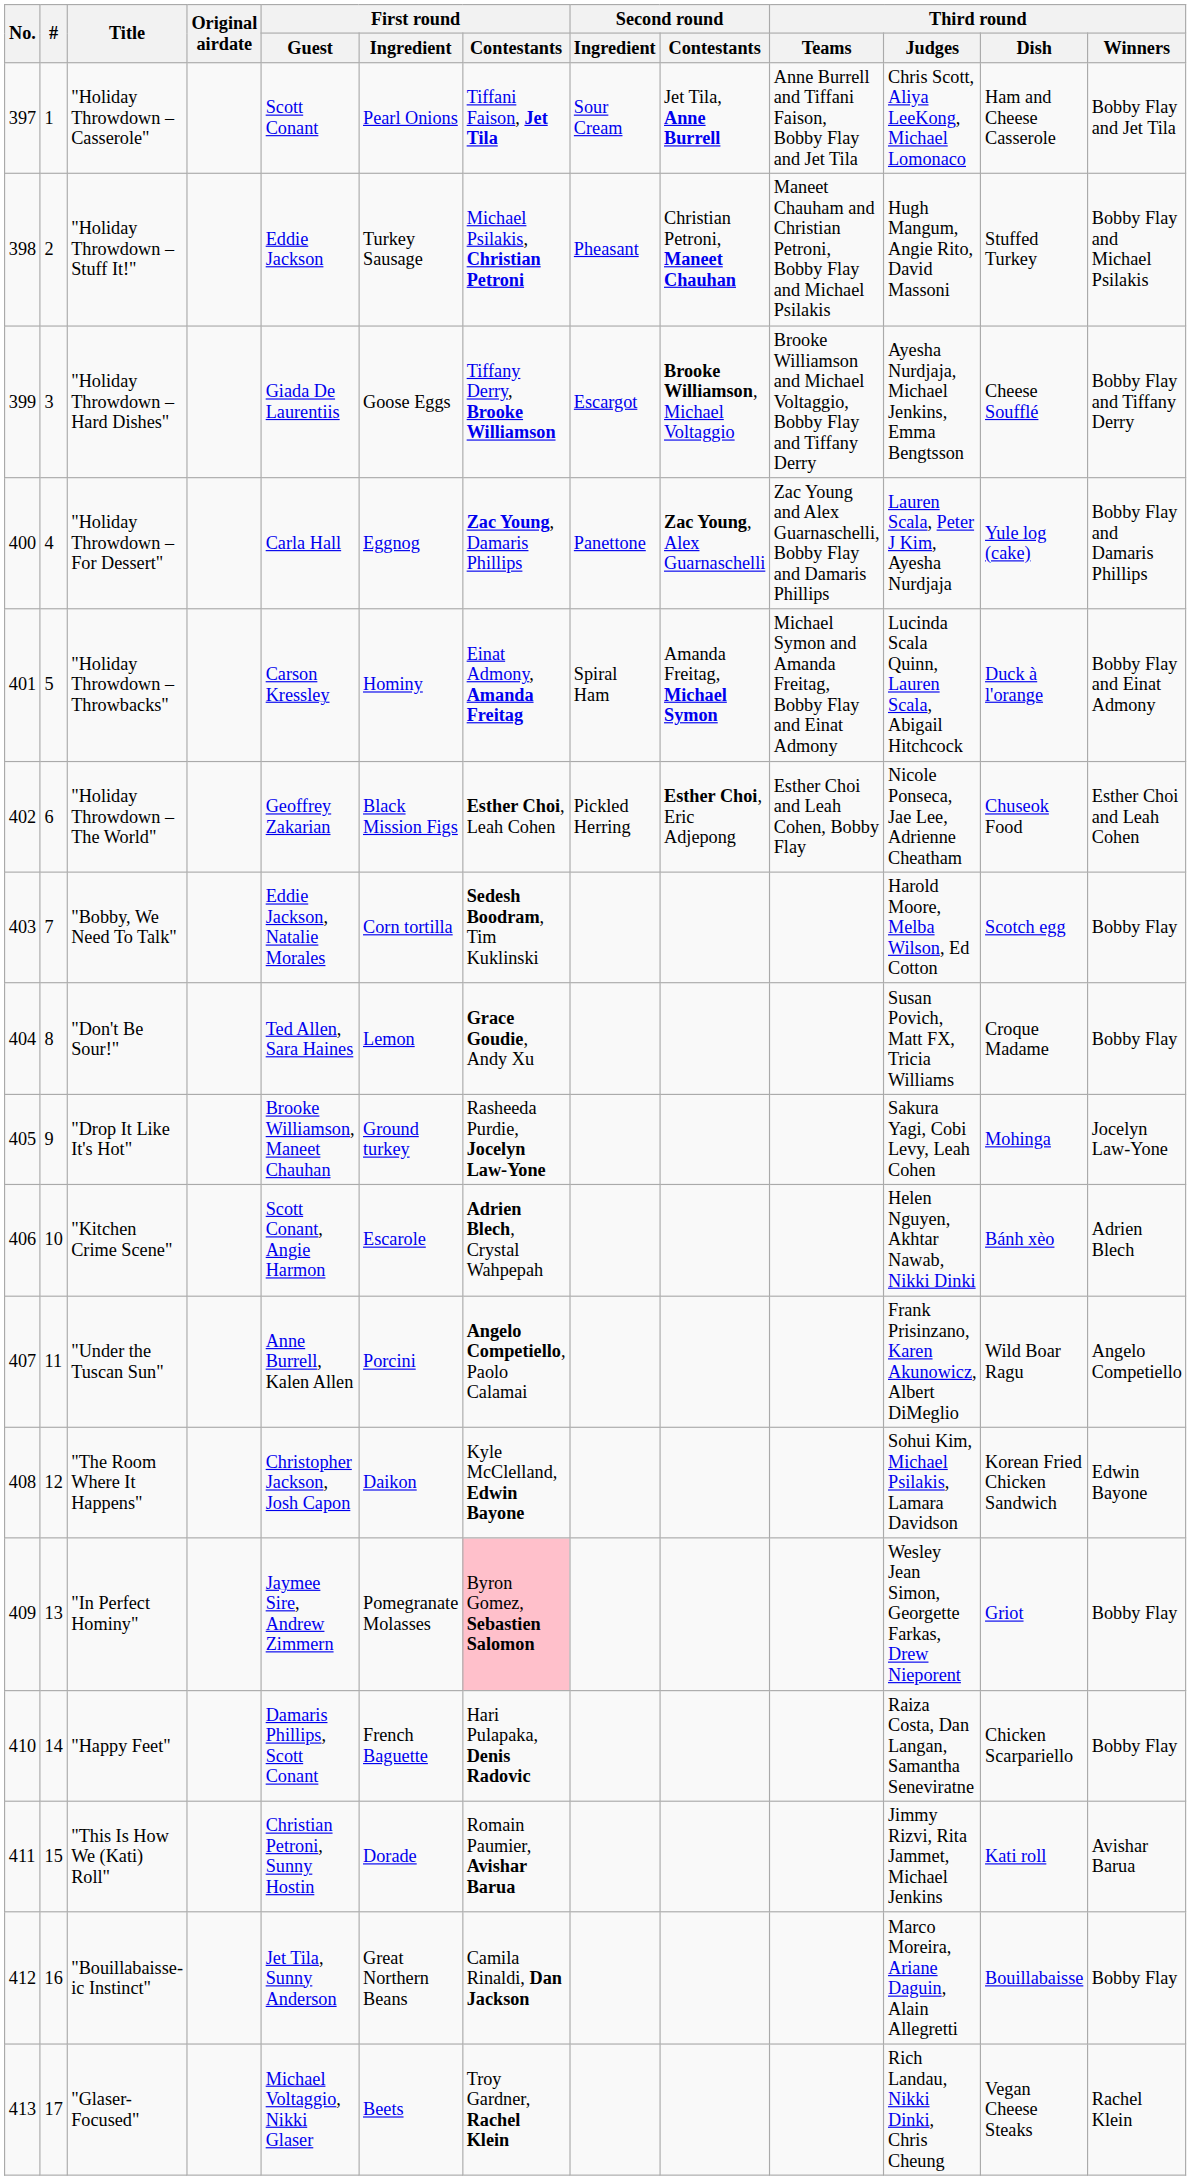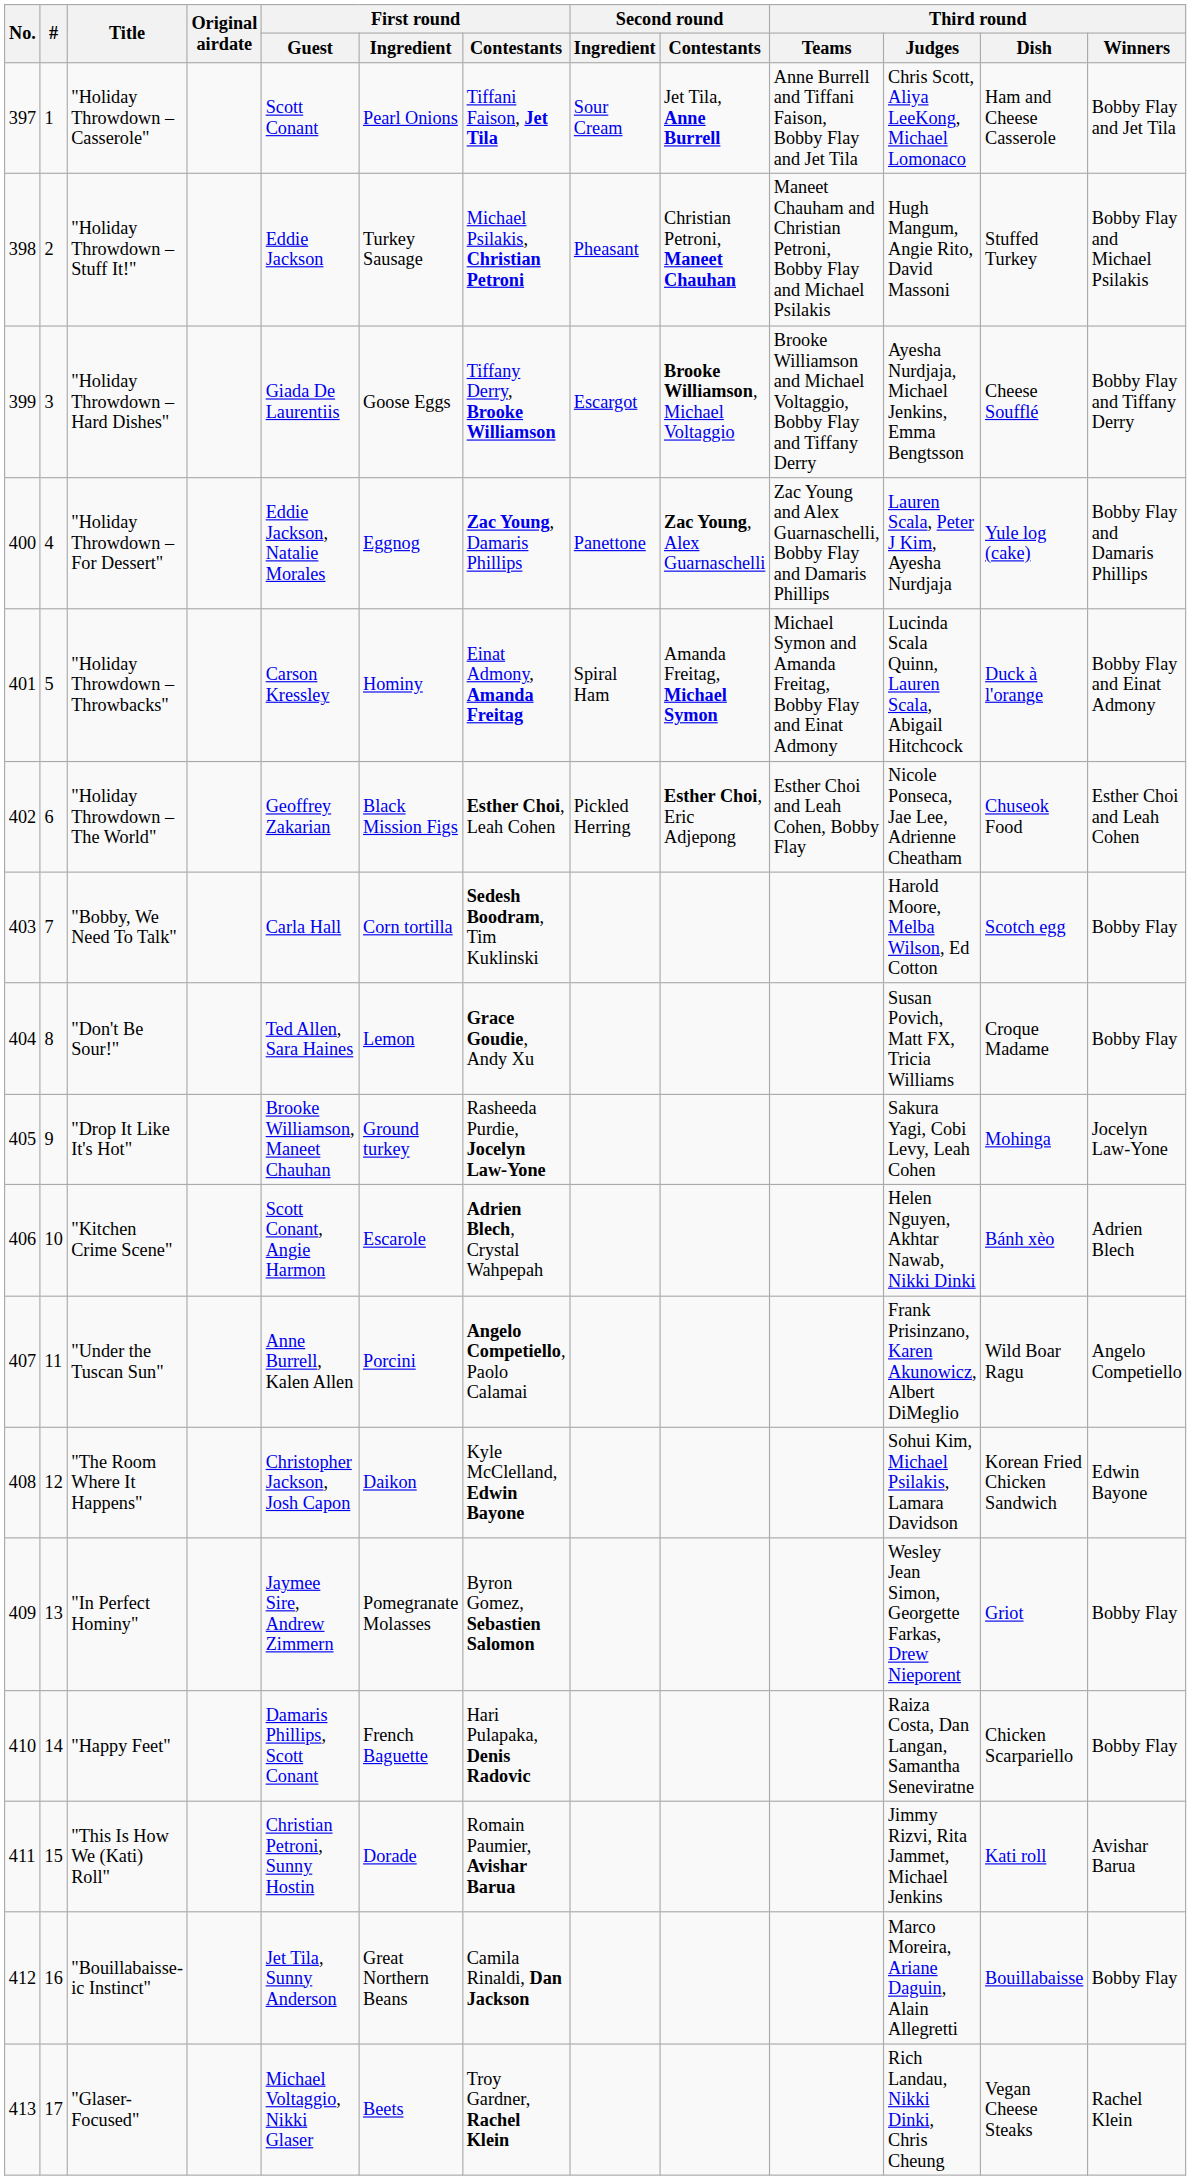(303, 543) Carla Hall -> (297, 543) Eddie Jackson, Natalie Morales
(297, 927) Eddie Jackson, Natalie Morales -> (303, 927) Carla Hall
(504, 1614) pink background -> (504, 1614) no background
